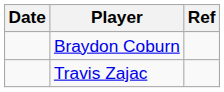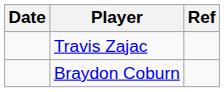rows swapped: (101, 73) <-> (117, 45)
